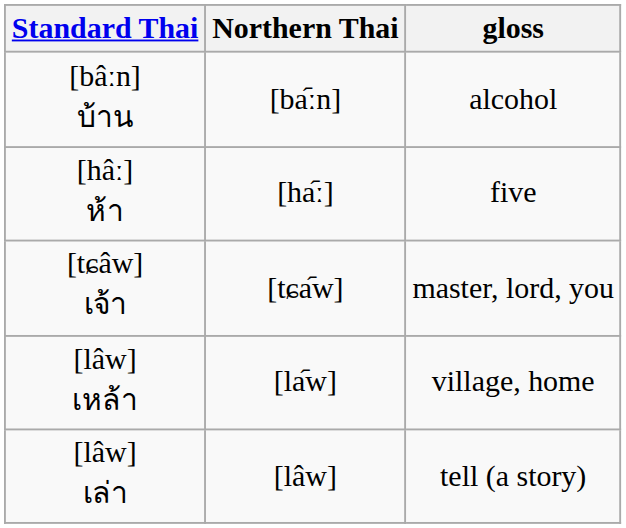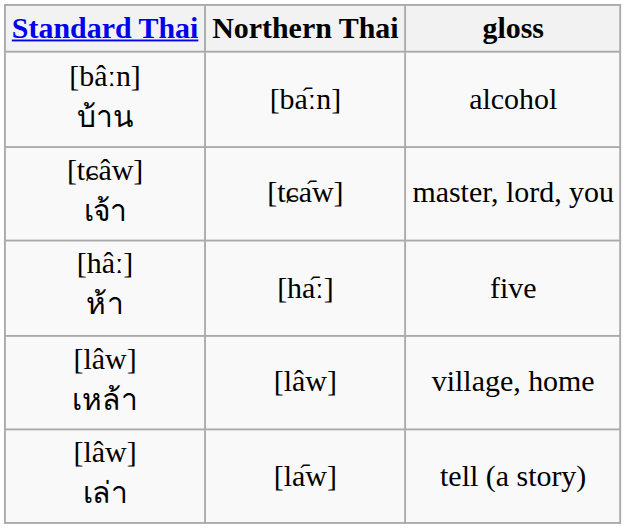rows swapped: (105, 190) <-> (105, 284)
(305, 381) [la᷇w] -> (305, 381) [lâw]
(305, 475) [lâw] -> (305, 475) [la᷇w]
